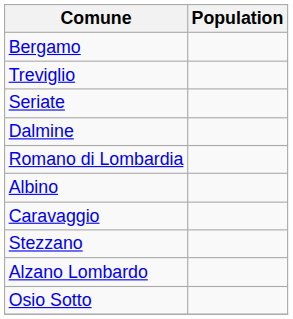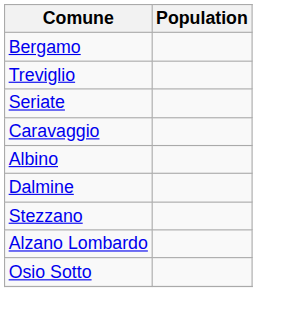rows swapped: (41, 131) <-> (54, 215)
- row: (96, 159)
